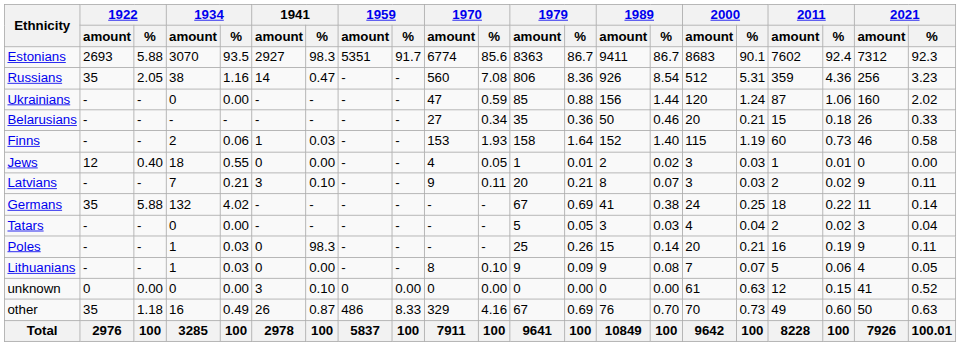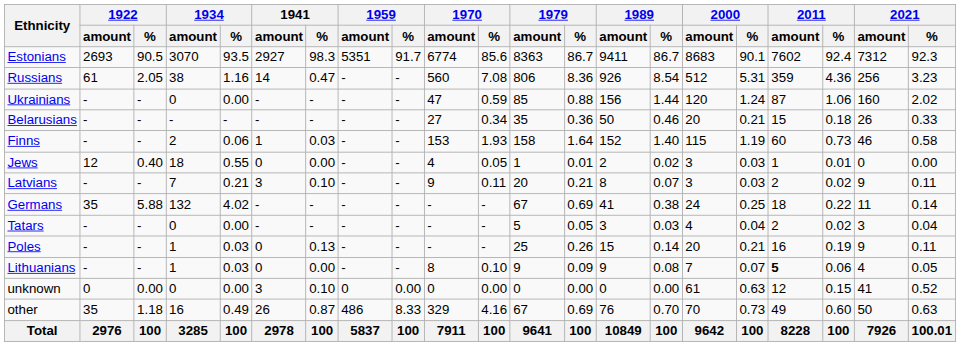(150, 57) 5.88 -> (150, 57) 90.5
(90, 78) 35 -> (90, 78) 61
(322, 246) 98.3 -> (322, 246) 0.13
(775, 267) normal -> (775, 267) bold
